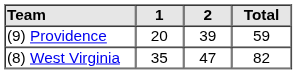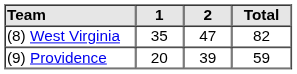rows swapped: (57, 36) <-> (63, 57)
